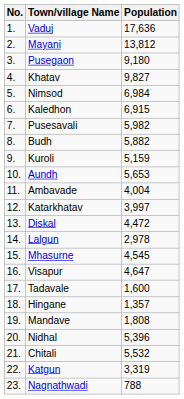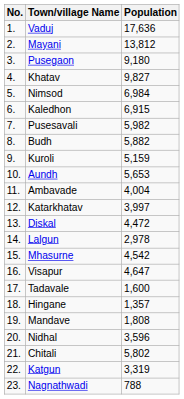(137, 256) 4,545 -> (137, 256) 4,542
(137, 337) 5,396 -> (137, 337) 3,596
(137, 353) 5,532 -> (137, 353) 5,802
